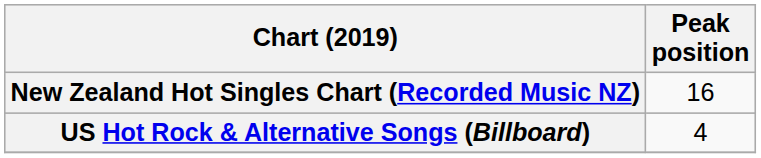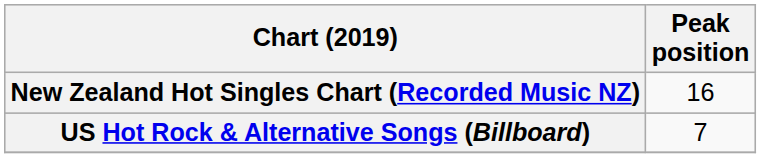(700, 132) 4 -> (700, 132) 7
